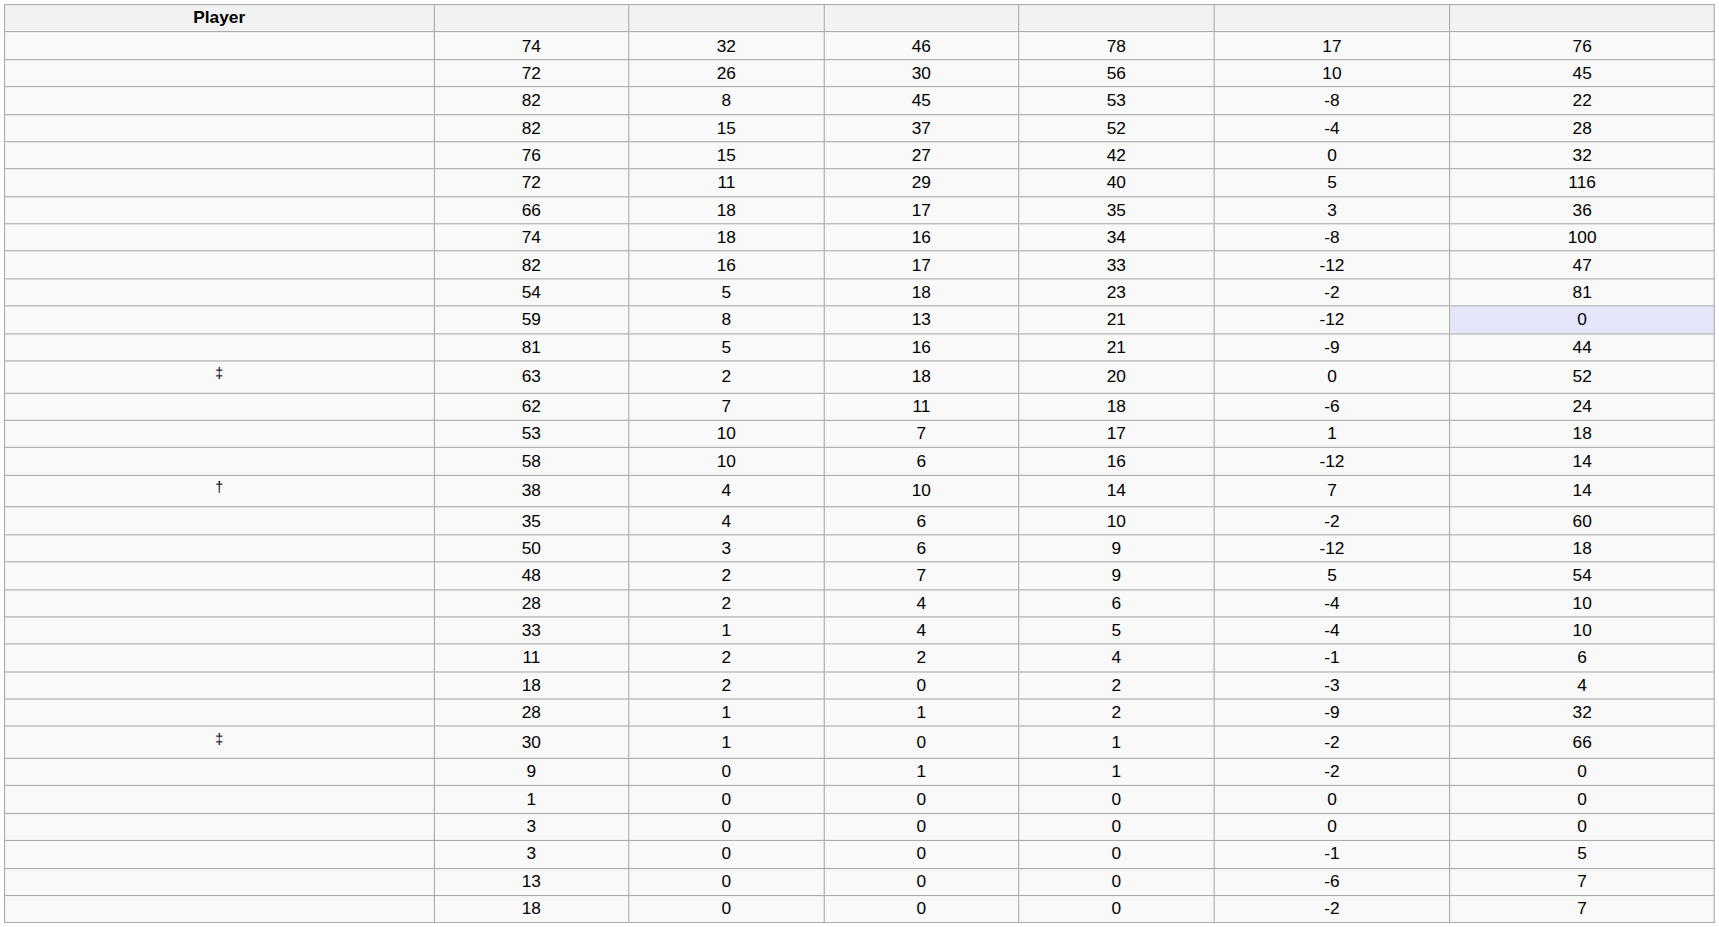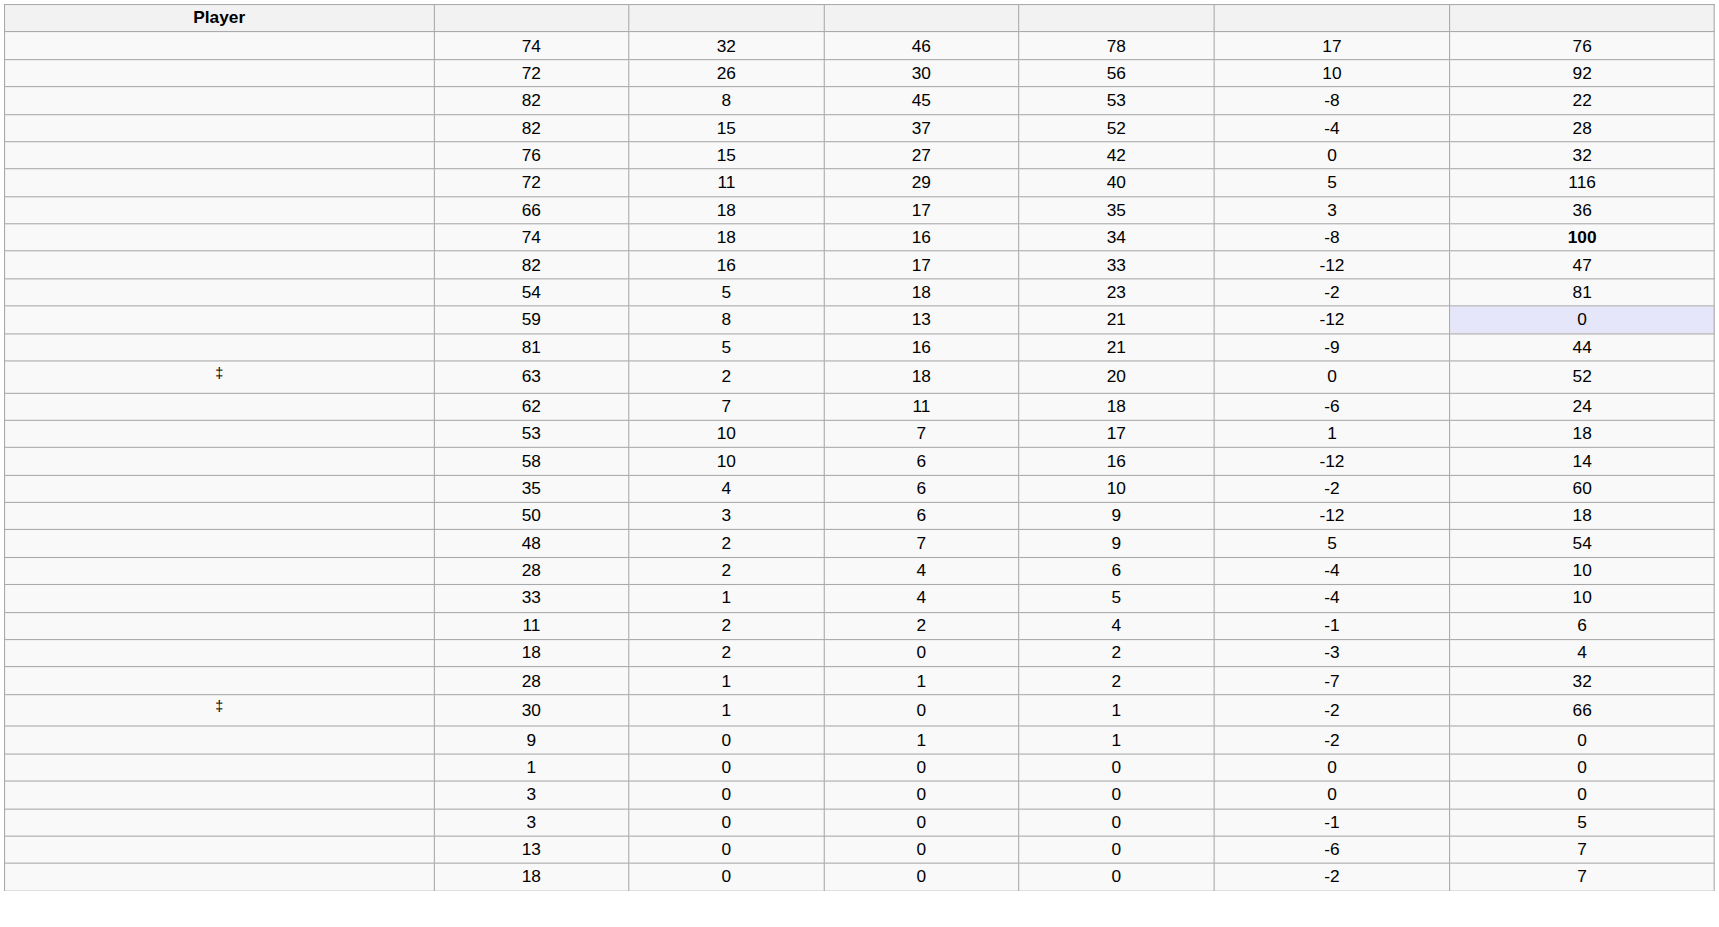(1582, 73) 45 -> (1582, 73) 92
(1582, 237) normal -> (1582, 237) bold
- row: (531, 491)
(1332, 712) -9 -> (1332, 680) -7
